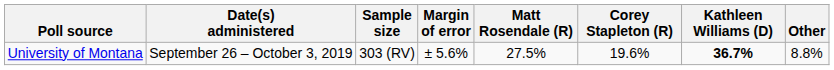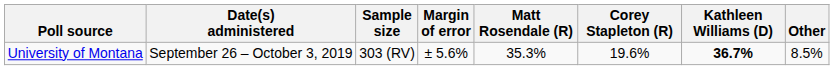(526, 53) 27.5% -> (526, 53) 35.3%
(807, 53) 8.8% -> (807, 53) 8.5%
